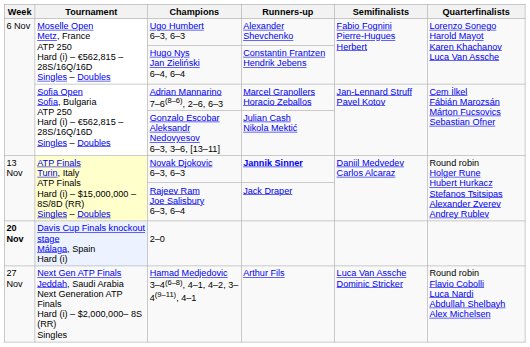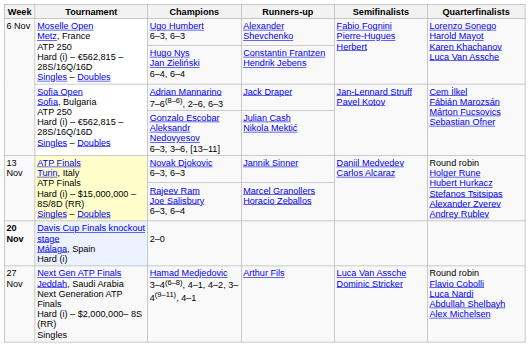(279, 97) Marcel Granollers Horacio Zeballos -> (268, 92) Jack Draper
(273, 163) bold -> (271, 163) normal
(268, 190) Jack Draper -> (279, 195) Marcel Granollers Horacio Zeballos
